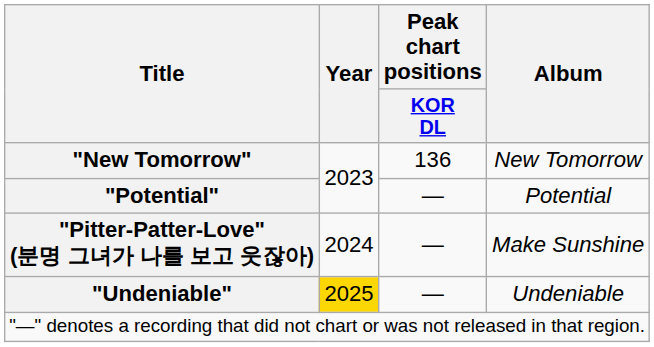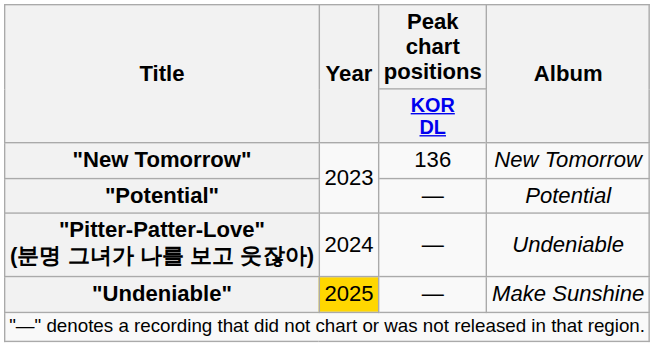(568, 244) Make Sunshine -> (568, 244) Undeniable
(568, 294) Undeniable -> (568, 294) Make Sunshine
